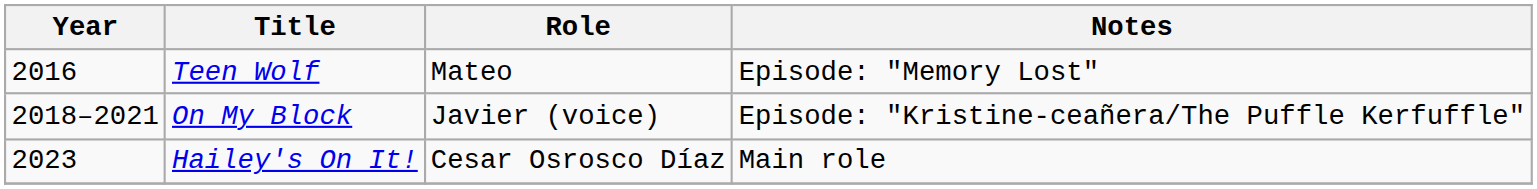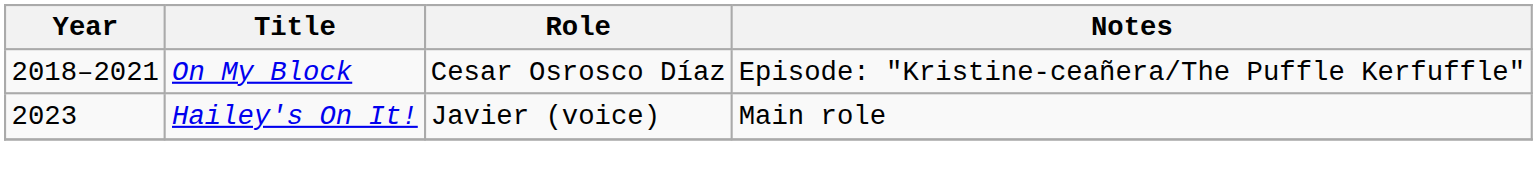- row: (246, 72)
(545, 116) Javier (voice) -> (578, 72) Cesar Osrosco Díaz
(578, 161) Cesar Osrosco Díaz -> (545, 116) Javier (voice)
